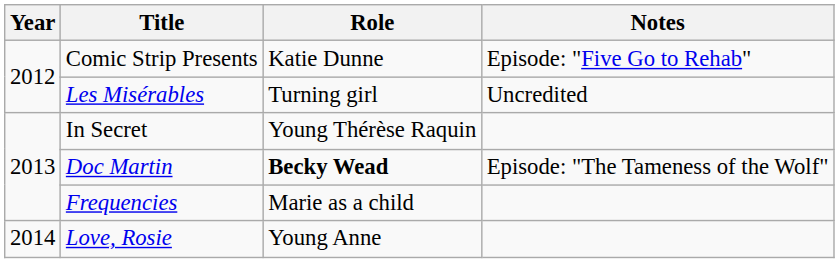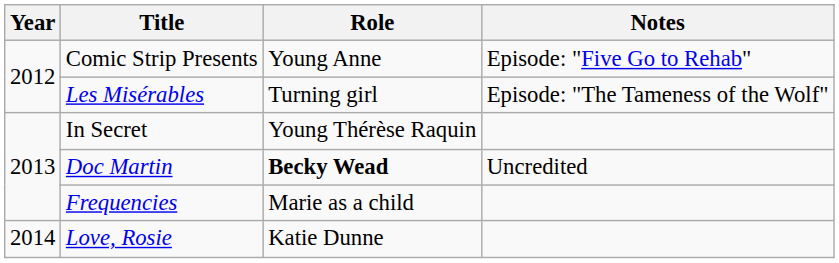(326, 58) Katie Dunne -> (325, 58) Young Anne
(537, 94) Uncredited -> (658, 94) Episode: "The Tameness of the Wolf"
(658, 166) Episode: "The Tameness of the Wolf" -> (537, 166) Uncredited
(325, 238) Young Anne -> (326, 238) Katie Dunne
